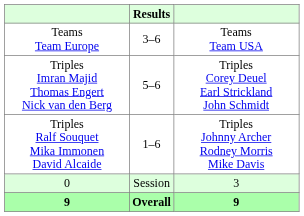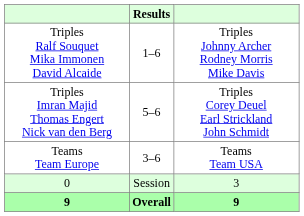rows swapped: (67, 39) <-> (67, 144)
